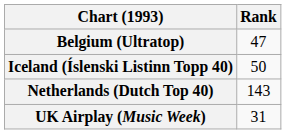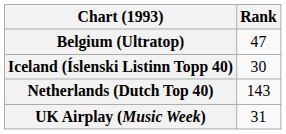(258, 66) 50 -> (258, 66) 30
